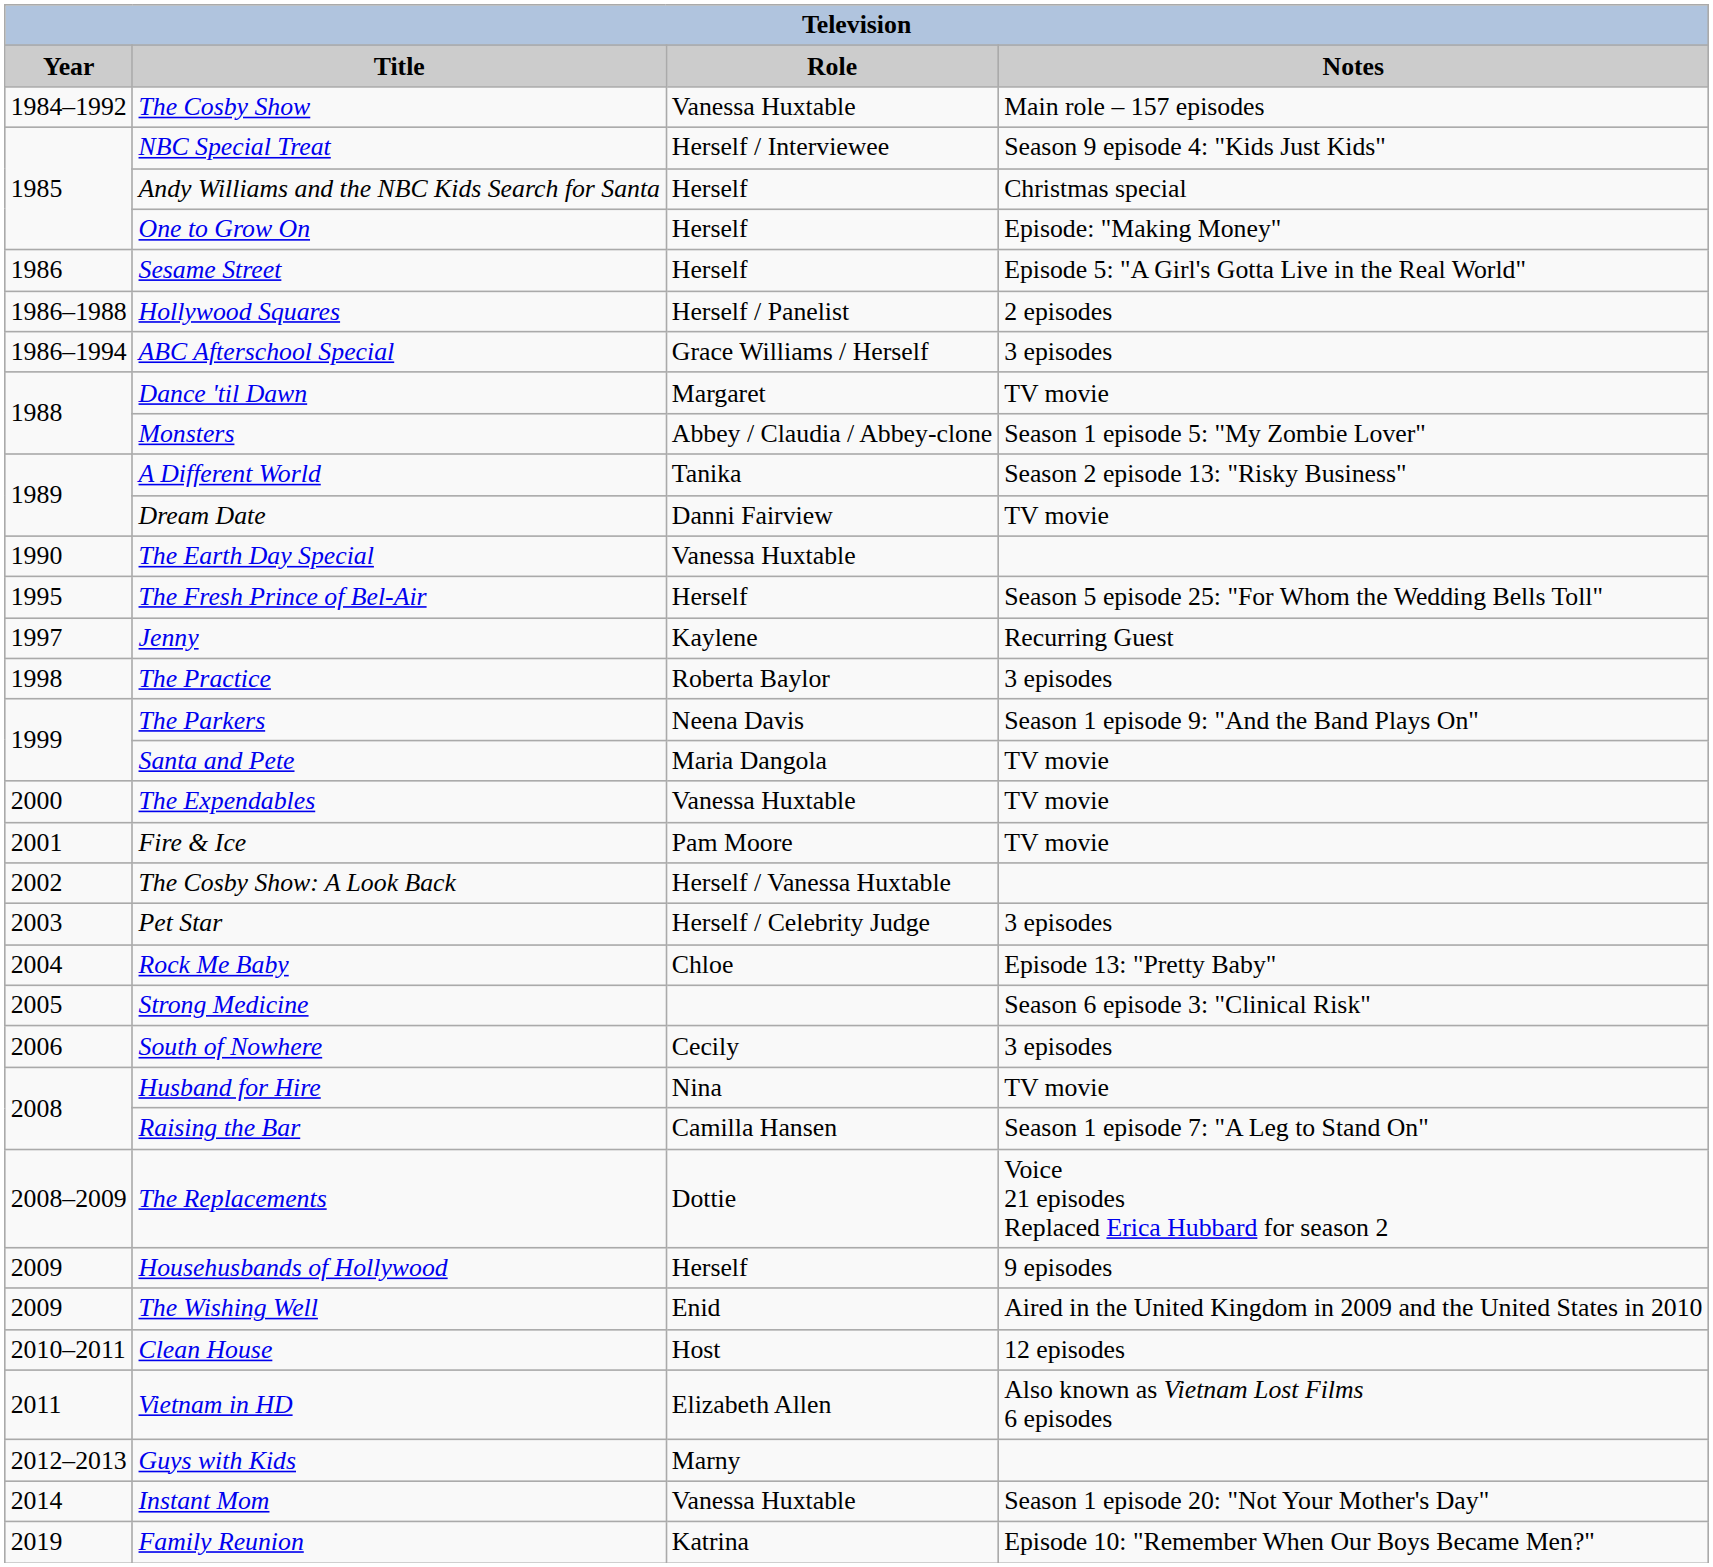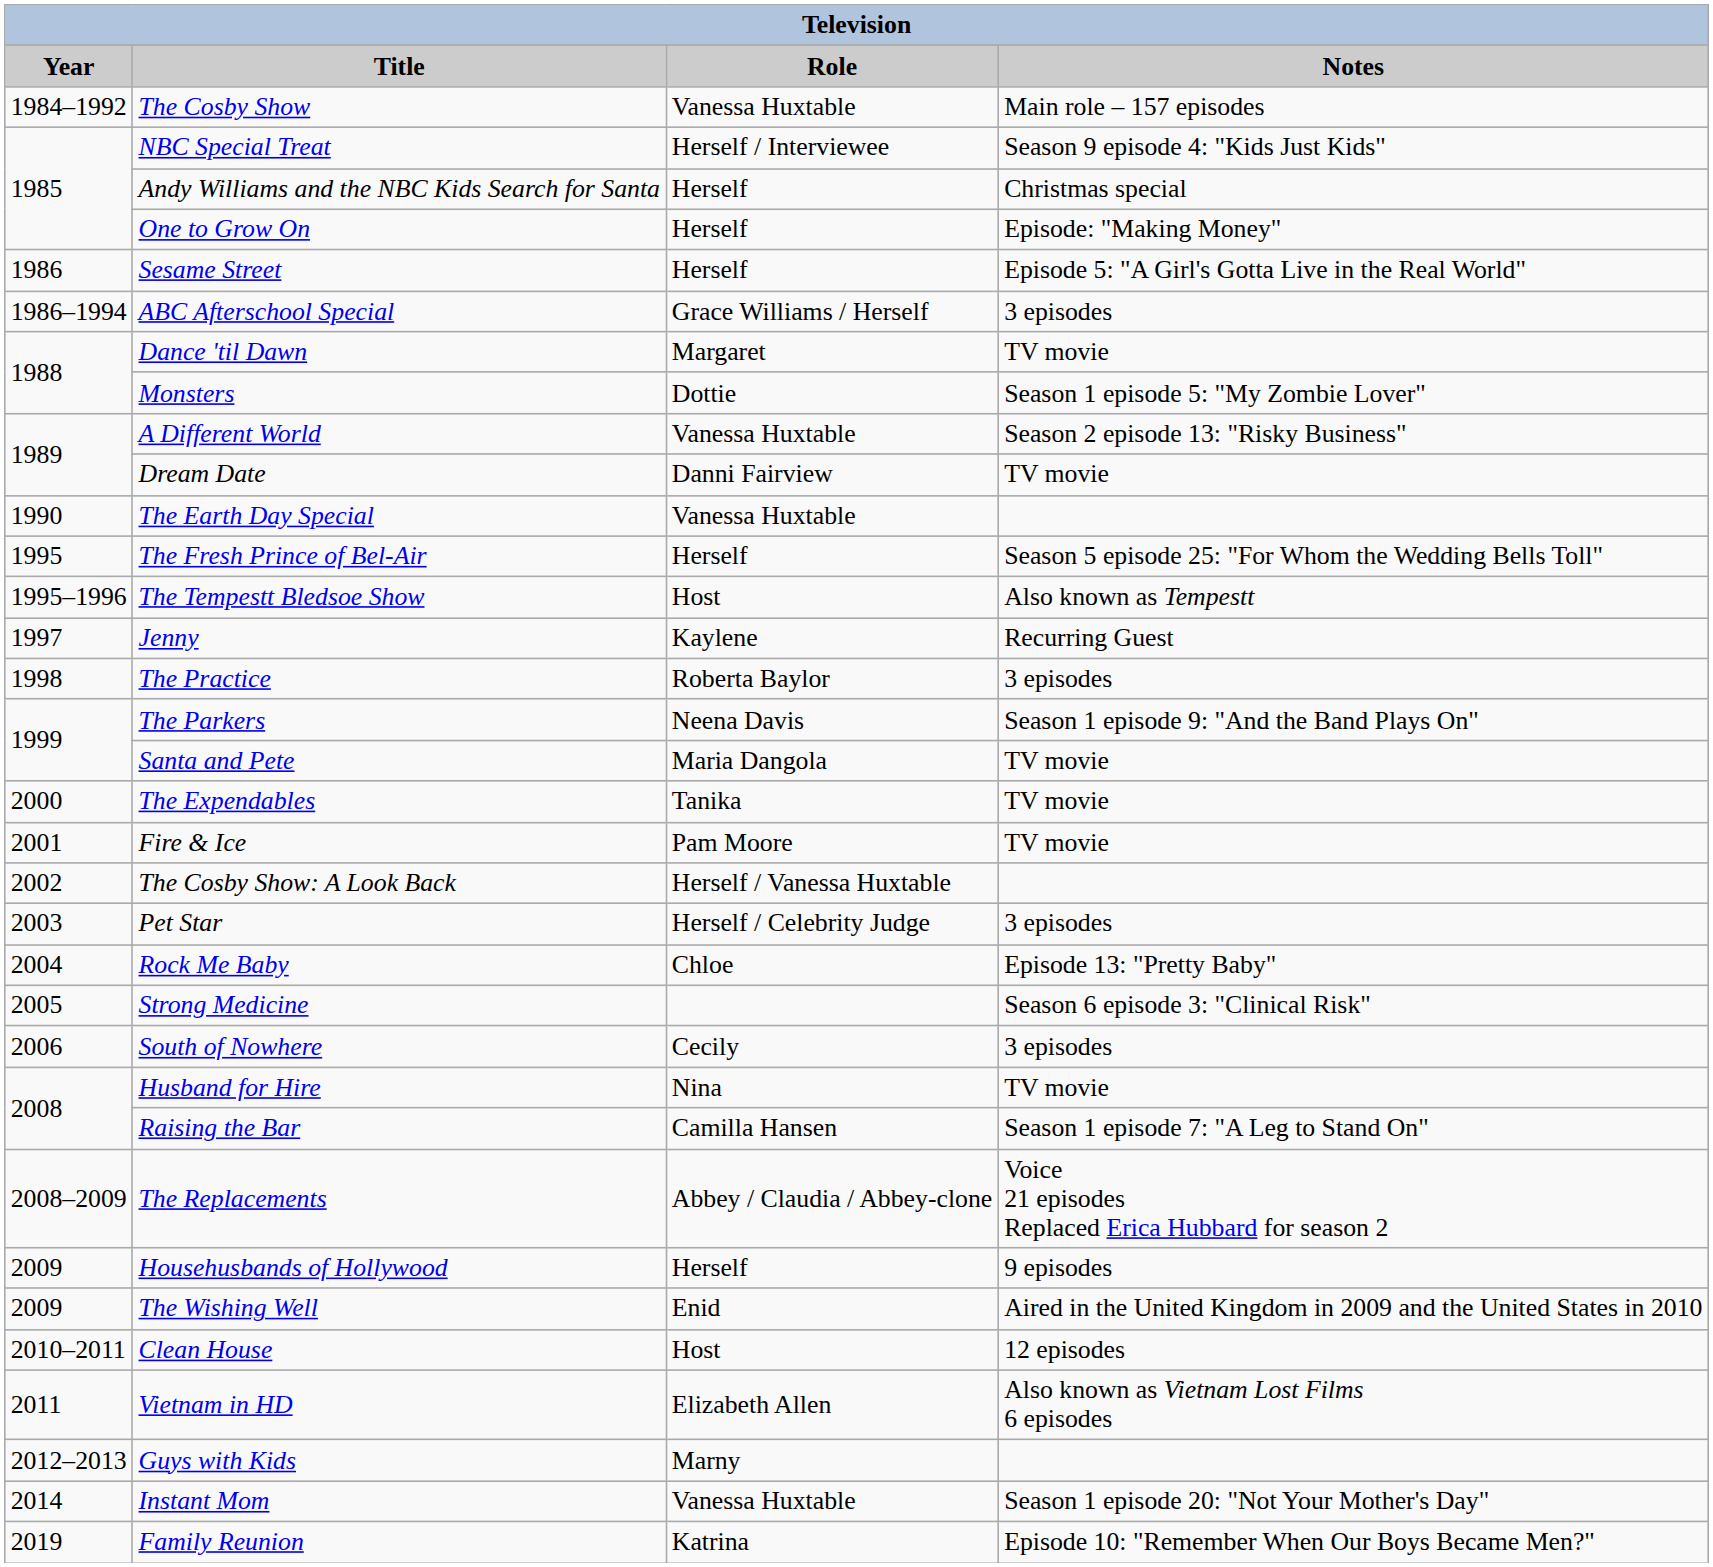- row: (239, 310)
(832, 433) Abbey / Claudia / Abbey-clone -> (704, 392) Dottie
(707, 474) Tanika -> (764, 433) Vanessa Huxtable
+ row: (282, 596)
(764, 801) Vanessa Huxtable -> (707, 801) Tanika
(704, 1197) Dottie -> (832, 1197) Abbey / Claudia / Abbey-clone
